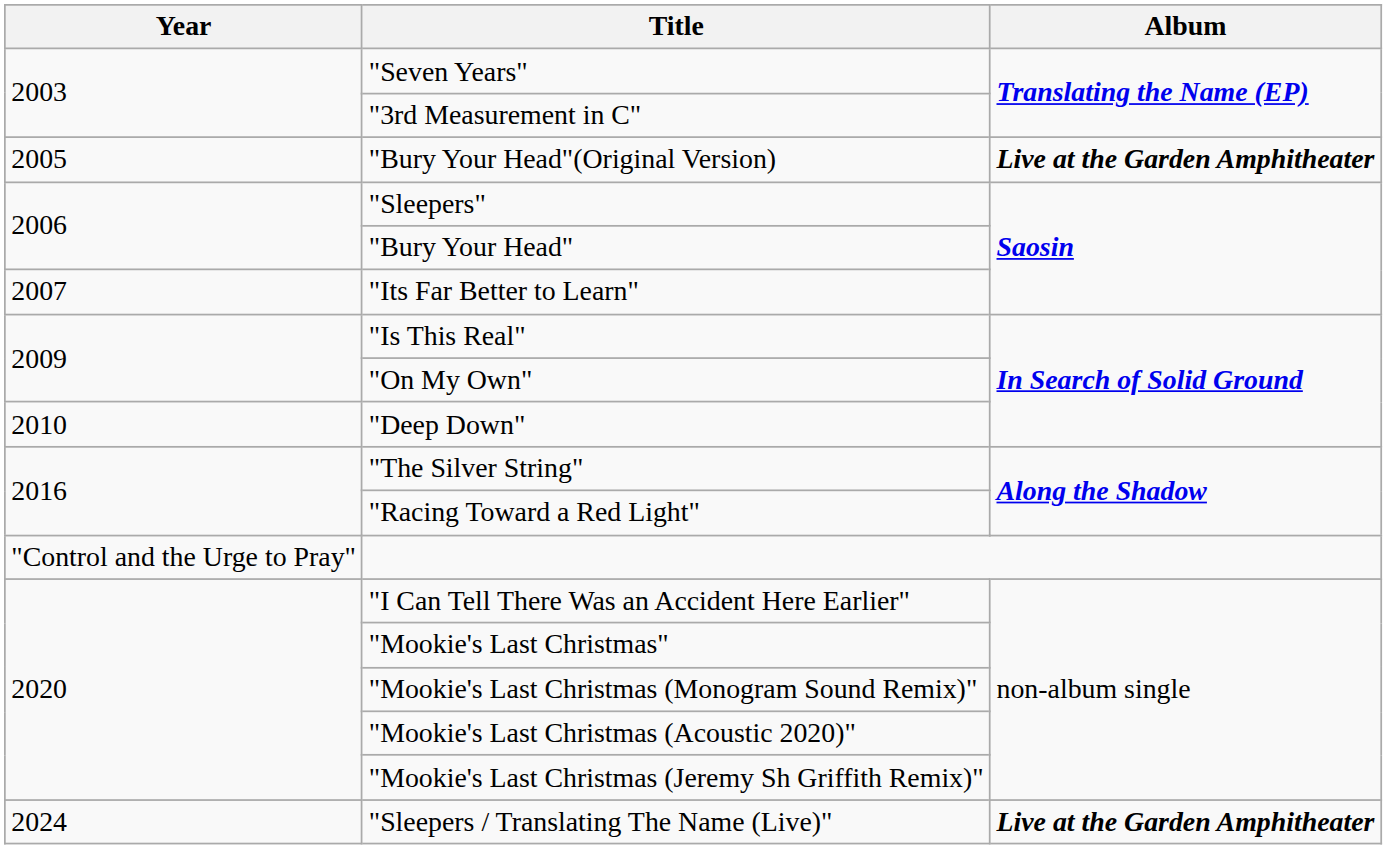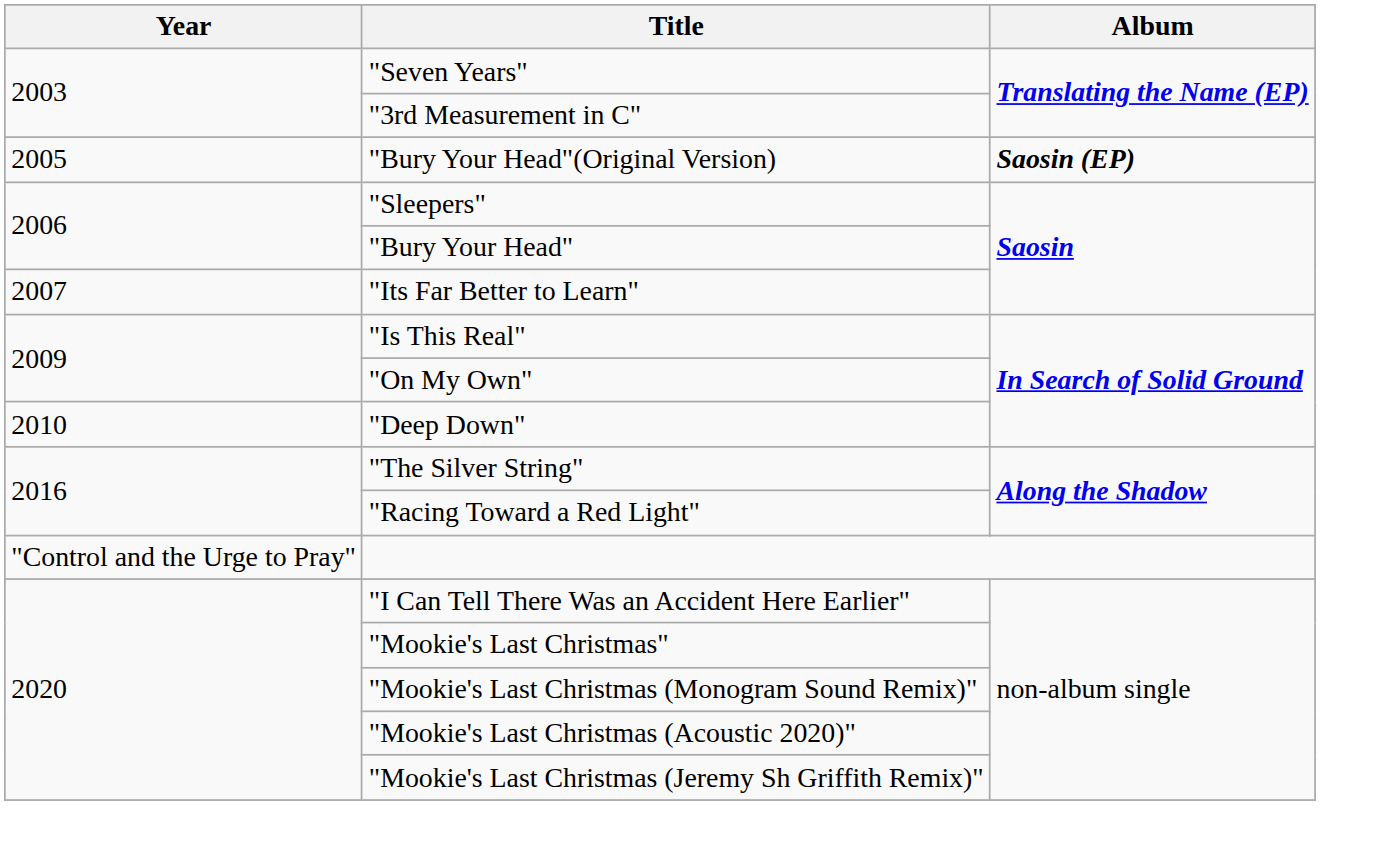(1185, 159) Live at the Garden Amphitheater -> (1066, 159) Saosin (EP)
- row: (39, 821)
